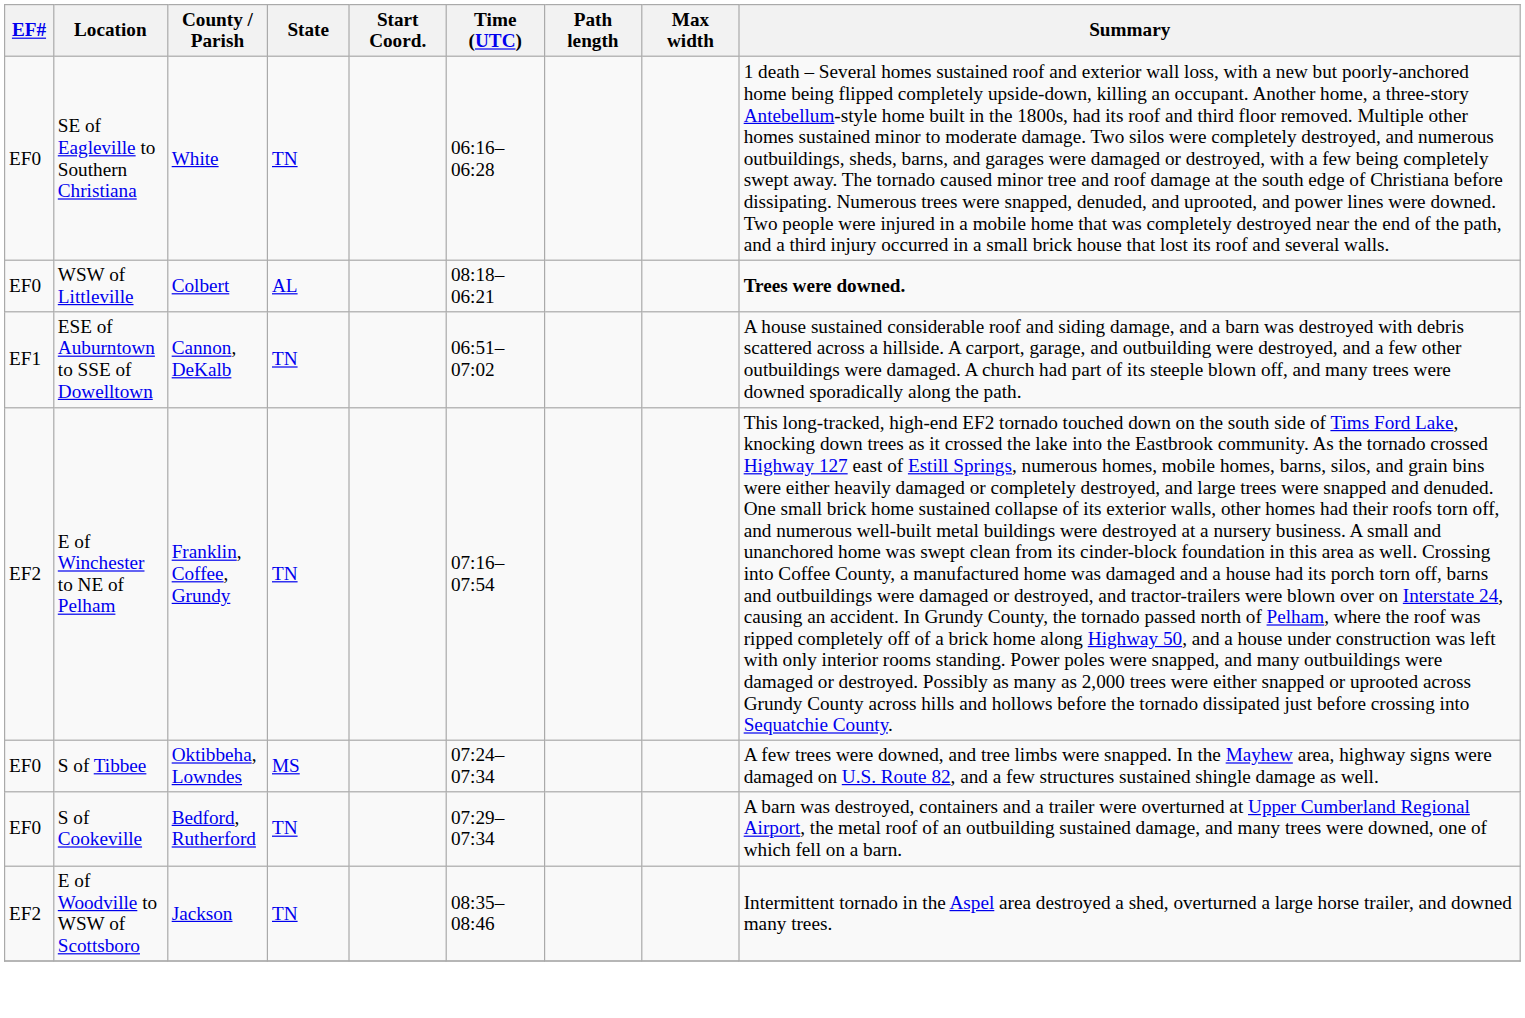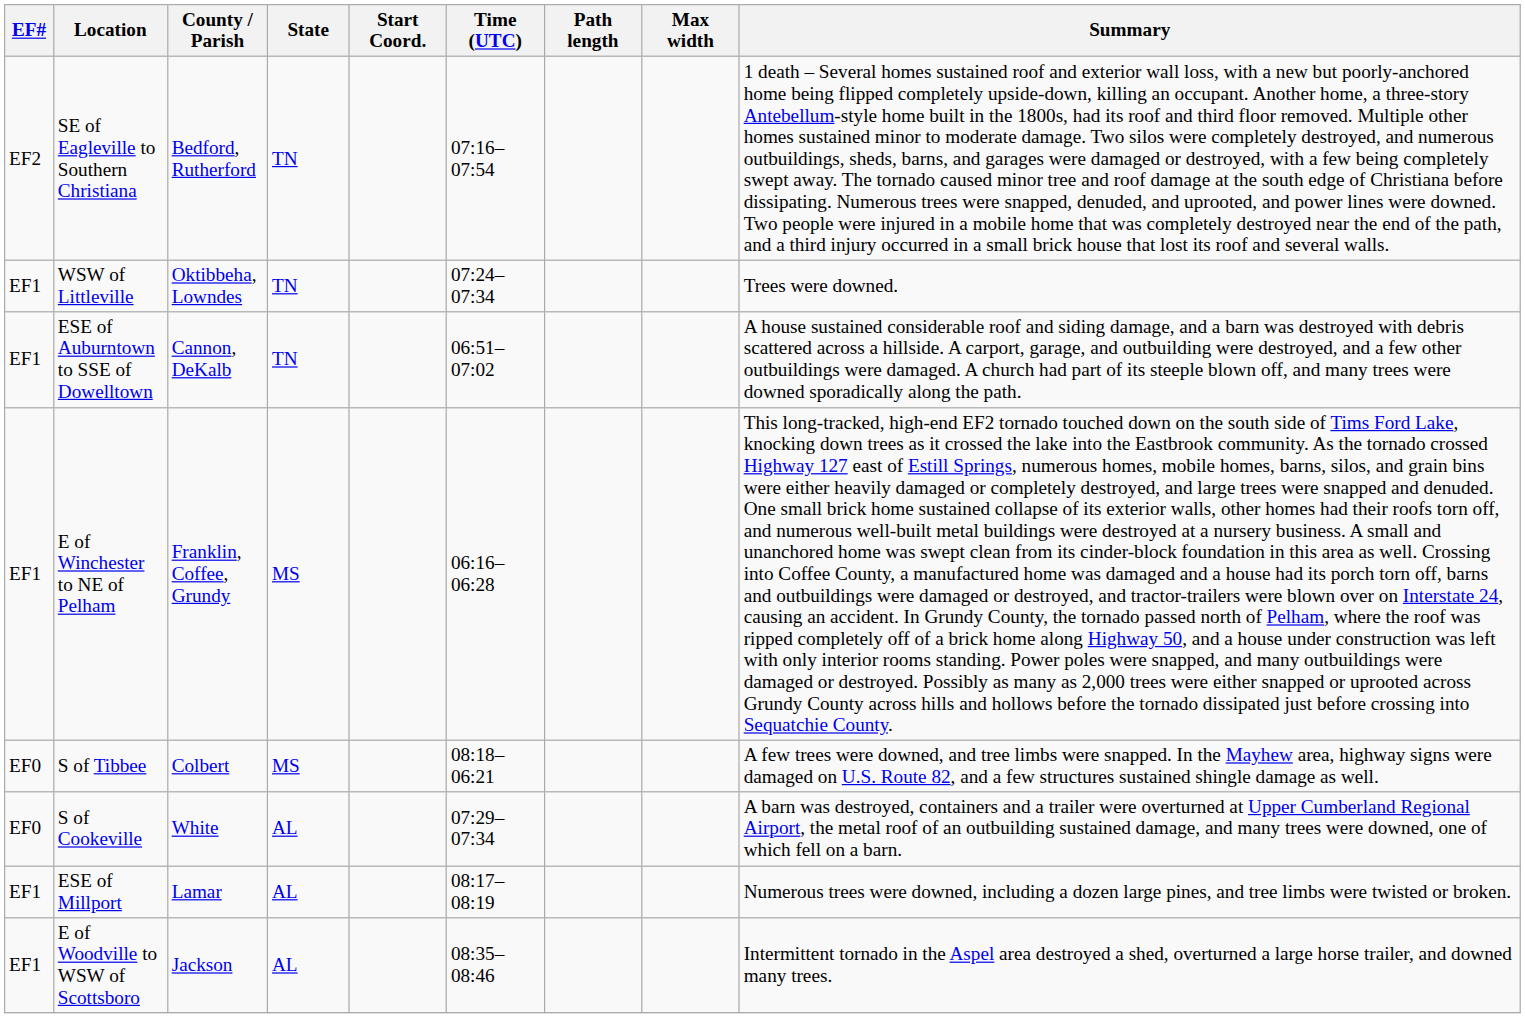(25, 158) EF0 -> (25, 158) EF2
(195, 158) White -> (214, 158) Bedford, Rutherford
(478, 158) 06:16–06:28 -> (478, 158) 07:16–07:54
(25, 285) EF0 -> (25, 285) EF1
(200, 285) Colbert -> (214, 285) Oktibbeha, Lowndes
(285, 285) AL -> (285, 285) TN
(478, 285) 08:18–06:21 -> (478, 285) 07:24–07:34
(824, 285) bold -> (821, 285) normal
(25, 573) EF2 -> (25, 573) EF1
(285, 573) TN -> (286, 573) MS
(478, 573) 07:16–07:54 -> (478, 573) 06:16–06:28
(214, 765) Oktibbeha, Lowndes -> (200, 765) Colbert
(478, 765) 07:24–07:34 -> (478, 765) 08:18–06:21
(214, 828) Bedford, Rutherford -> (195, 828) White
(285, 828) TN -> (285, 828) AL
+ row: (90, 891)
(25, 913) EF2 -> (25, 965) EF1
(285, 913) TN -> (285, 965) AL
